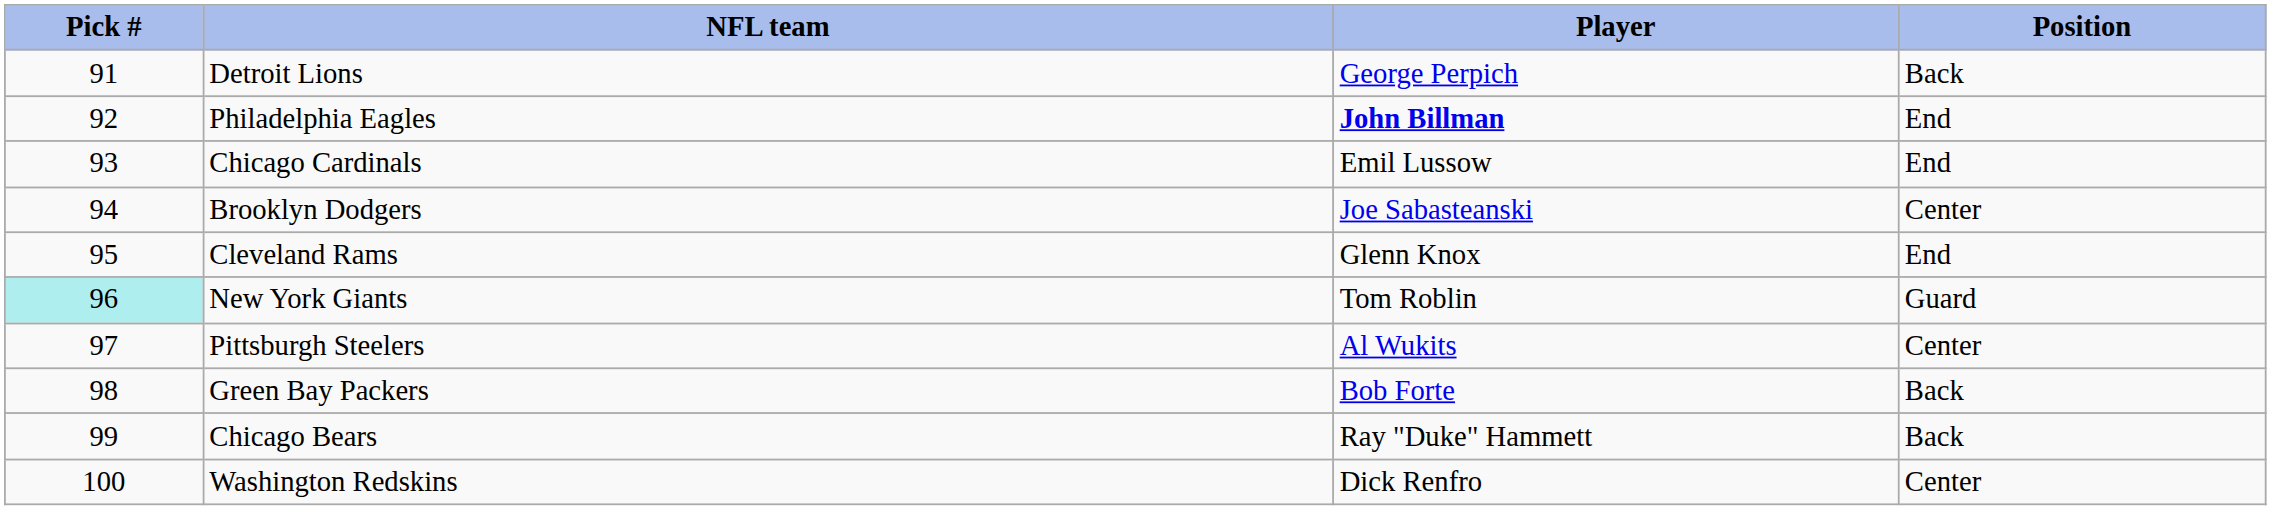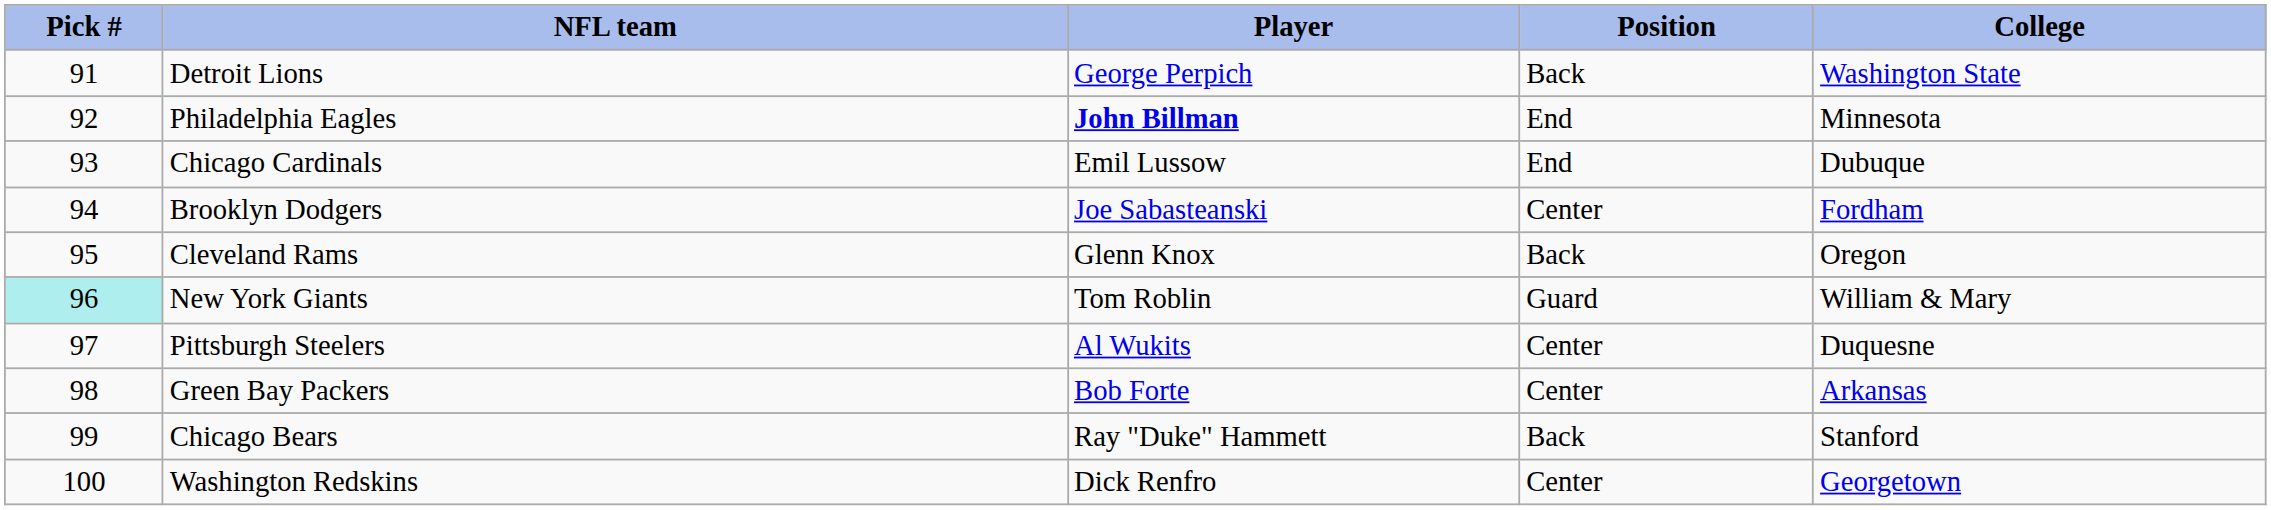+ column: (2040, 27)
(1928, 254) End -> (1556, 254) Back
(1934, 390) Back -> (1564, 390) Center
